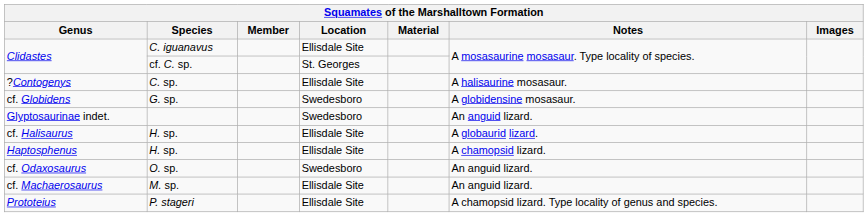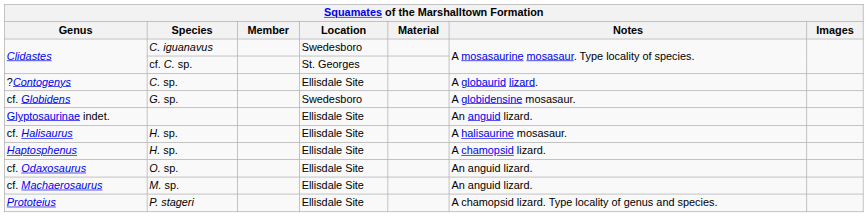(333, 47) Ellisdale Site -> (332, 47) Swedesboro
(509, 82) A halisaurine mosasaur. -> (495, 82) A globaurid lizard.
(332, 116) Swedesboro -> (333, 116) Ellisdale Site
(495, 133) A globaurid lizard. -> (509, 133) A halisaurine mosasaur.
(332, 168) Swedesboro -> (333, 168) Ellisdale Site
